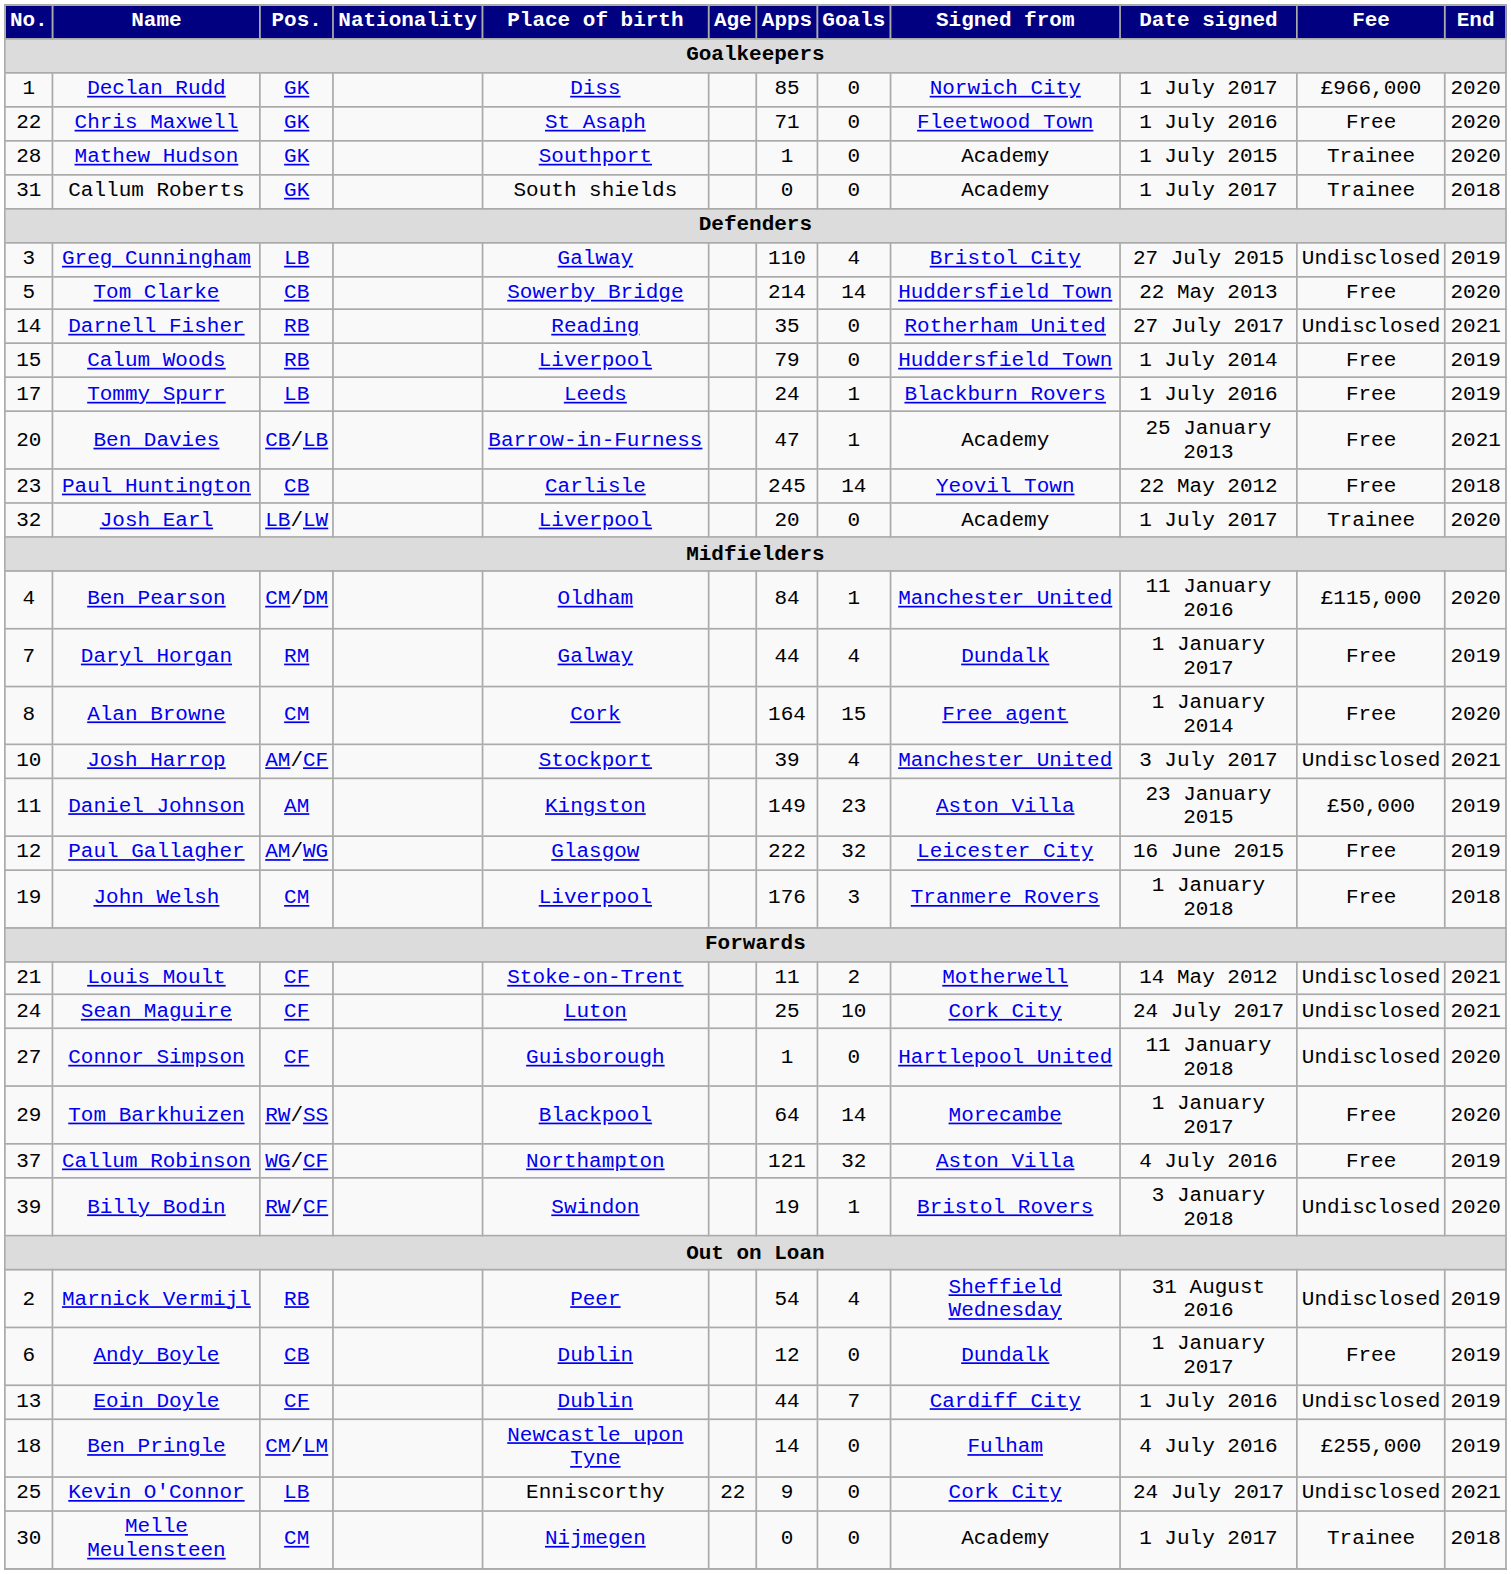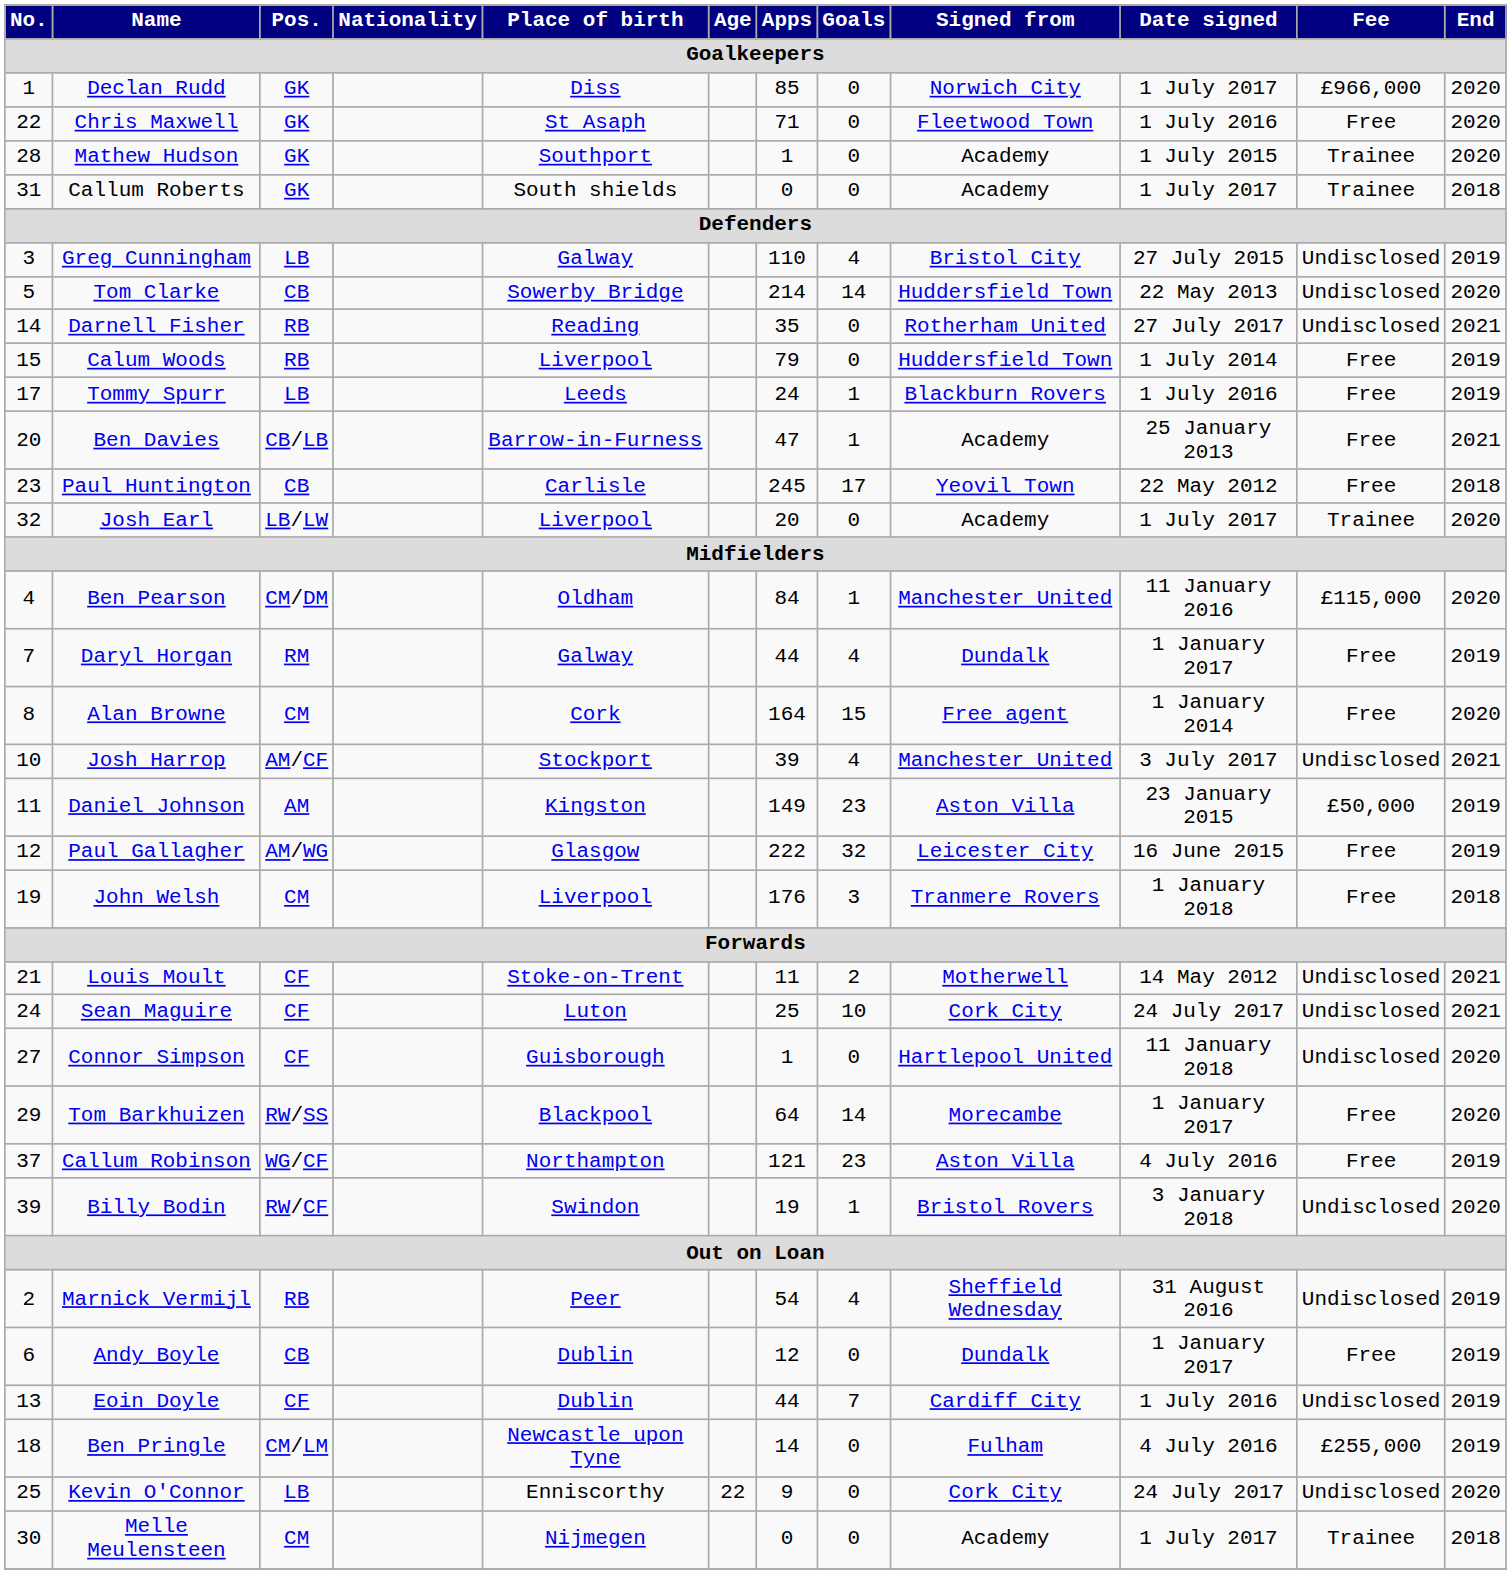(1371, 293) Free -> (1371, 293) Undisclosed
(854, 487) 14 -> (854, 487) 17
(854, 1162) 32 -> (854, 1162) 23
(1476, 1494) 2021 -> (1476, 1494) 2020
